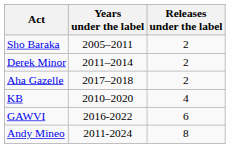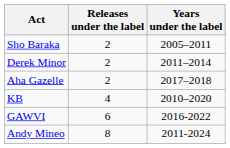columns swapped: (108, 19) <-> (186, 19)
